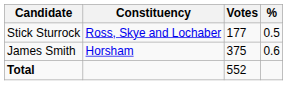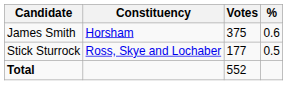rows swapped: (41, 51) <-> (44, 32)
